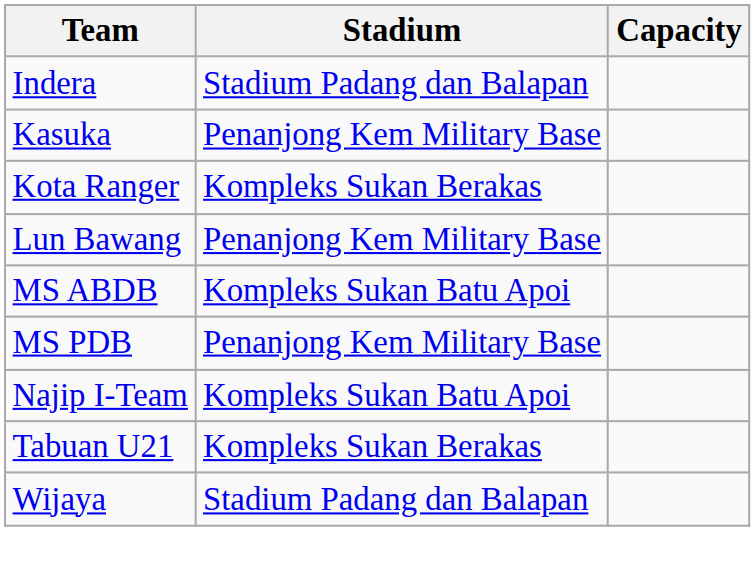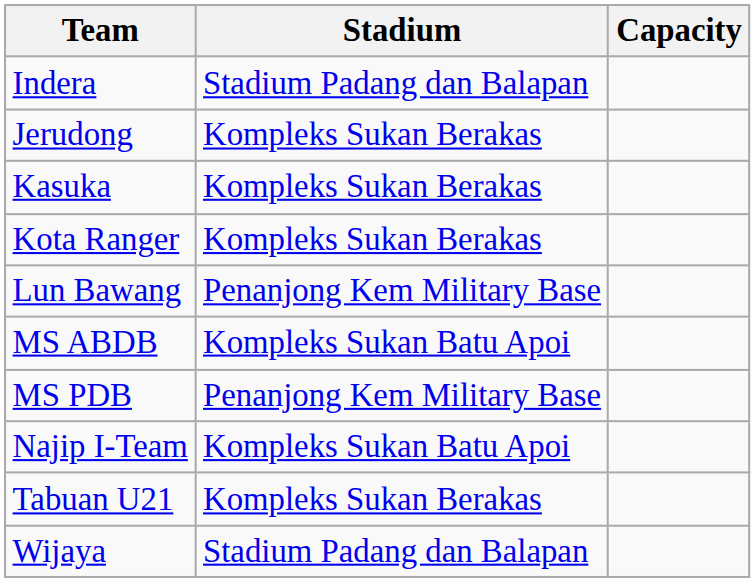+ row: (73, 134)
(402, 134) Penanjong Kem Military Base -> (372, 186) Kompleks Sukan Berakas
